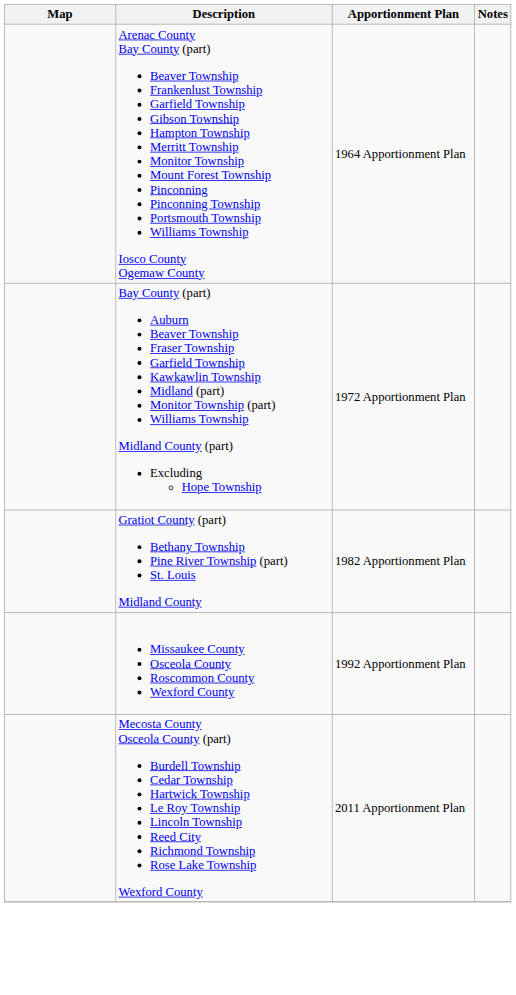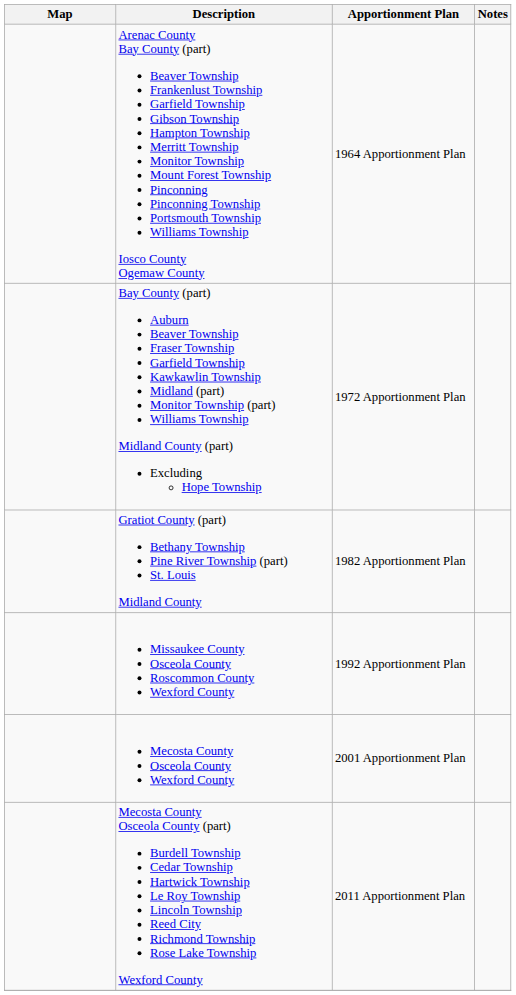+ row: (224, 766)
